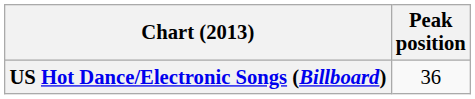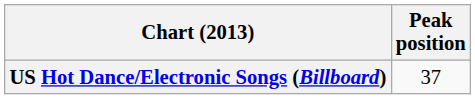(431, 76) 36 -> (431, 76) 37
